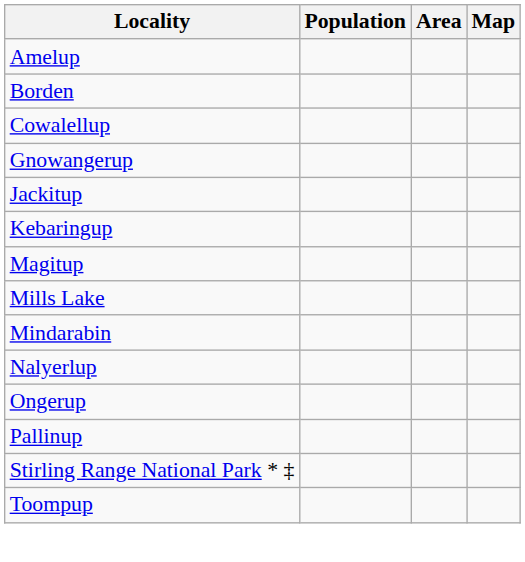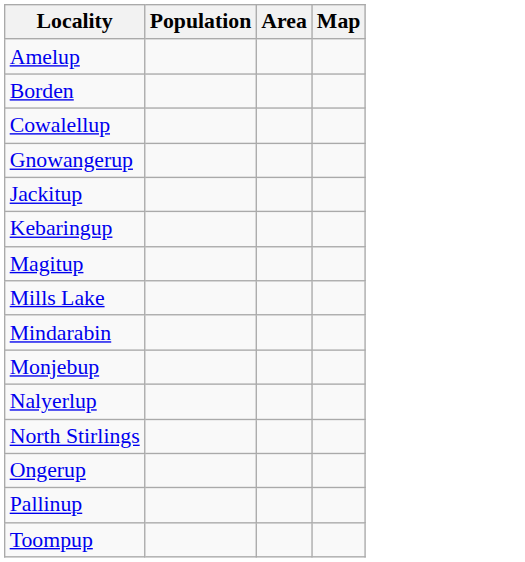+ row: (54, 366)
+ row: (75, 435)
- row: (152, 470)
